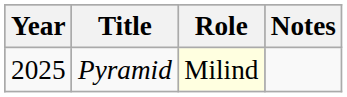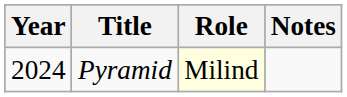(38, 69) 2025 -> (38, 69) 2024
